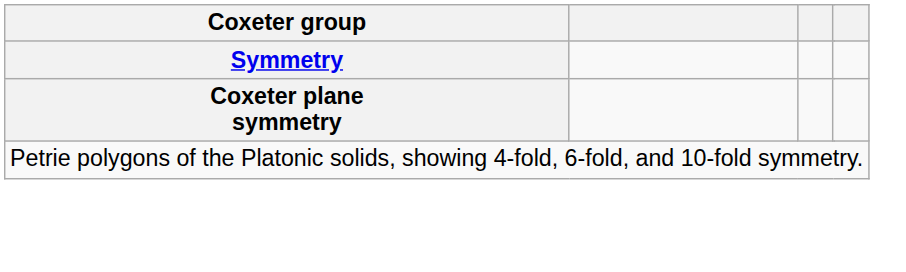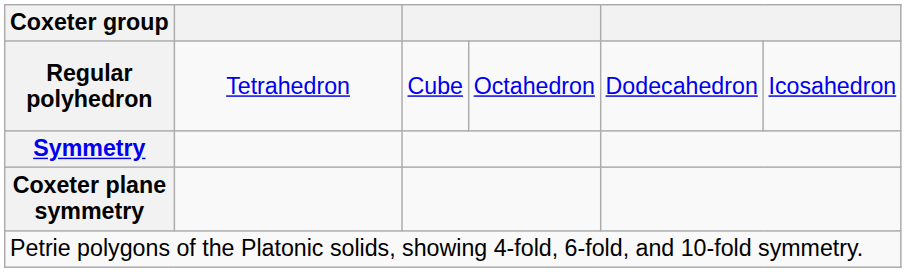+ row: (89, 85)
